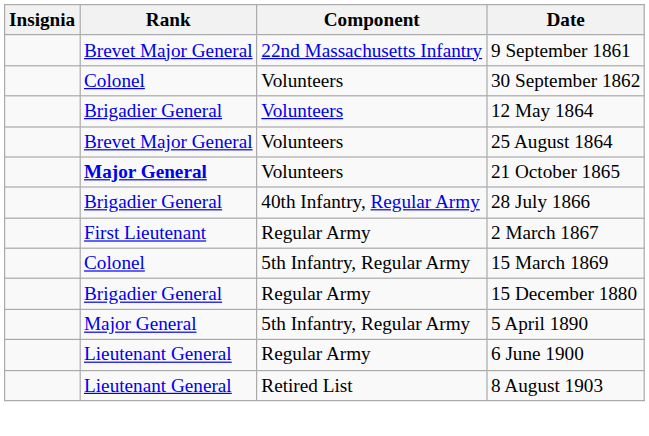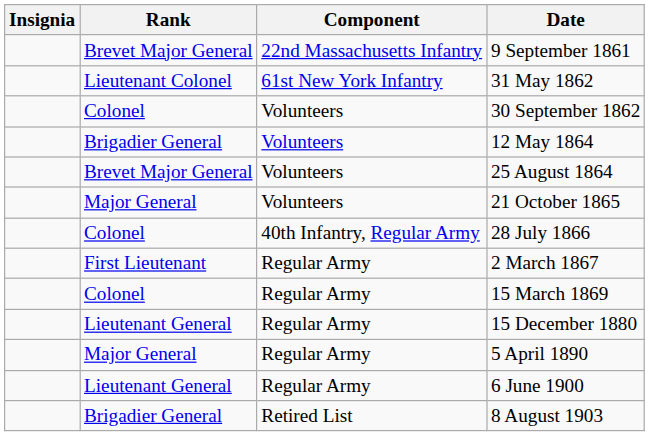+ row: (542, 80)
(145, 171) bold -> (140, 202) normal
(153, 202) Brigadier General -> (114, 232) Colonel
(366, 263) 5th Infantry, Regular Army -> (316, 293) Regular Army
(153, 293) Brigadier General -> (158, 324) Lieutenant General
(366, 324) 5th Infantry, Regular Army -> (316, 354) Regular Army
(158, 385) Lieutenant General -> (153, 415) Brigadier General
